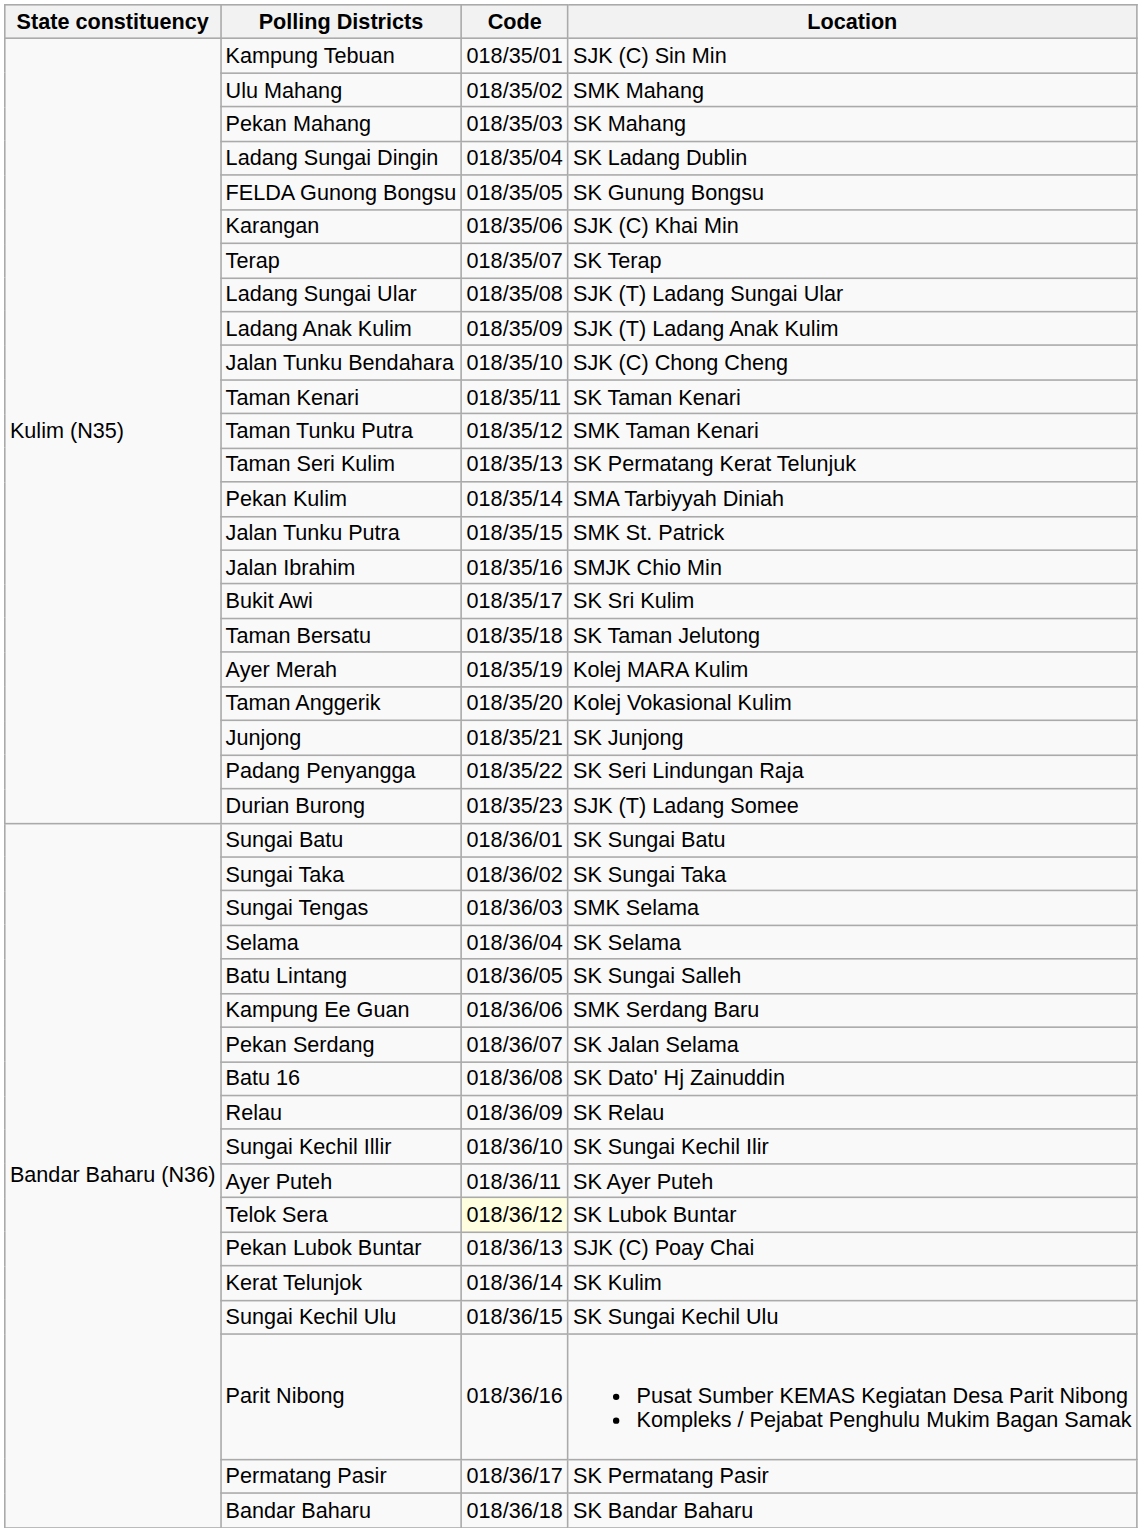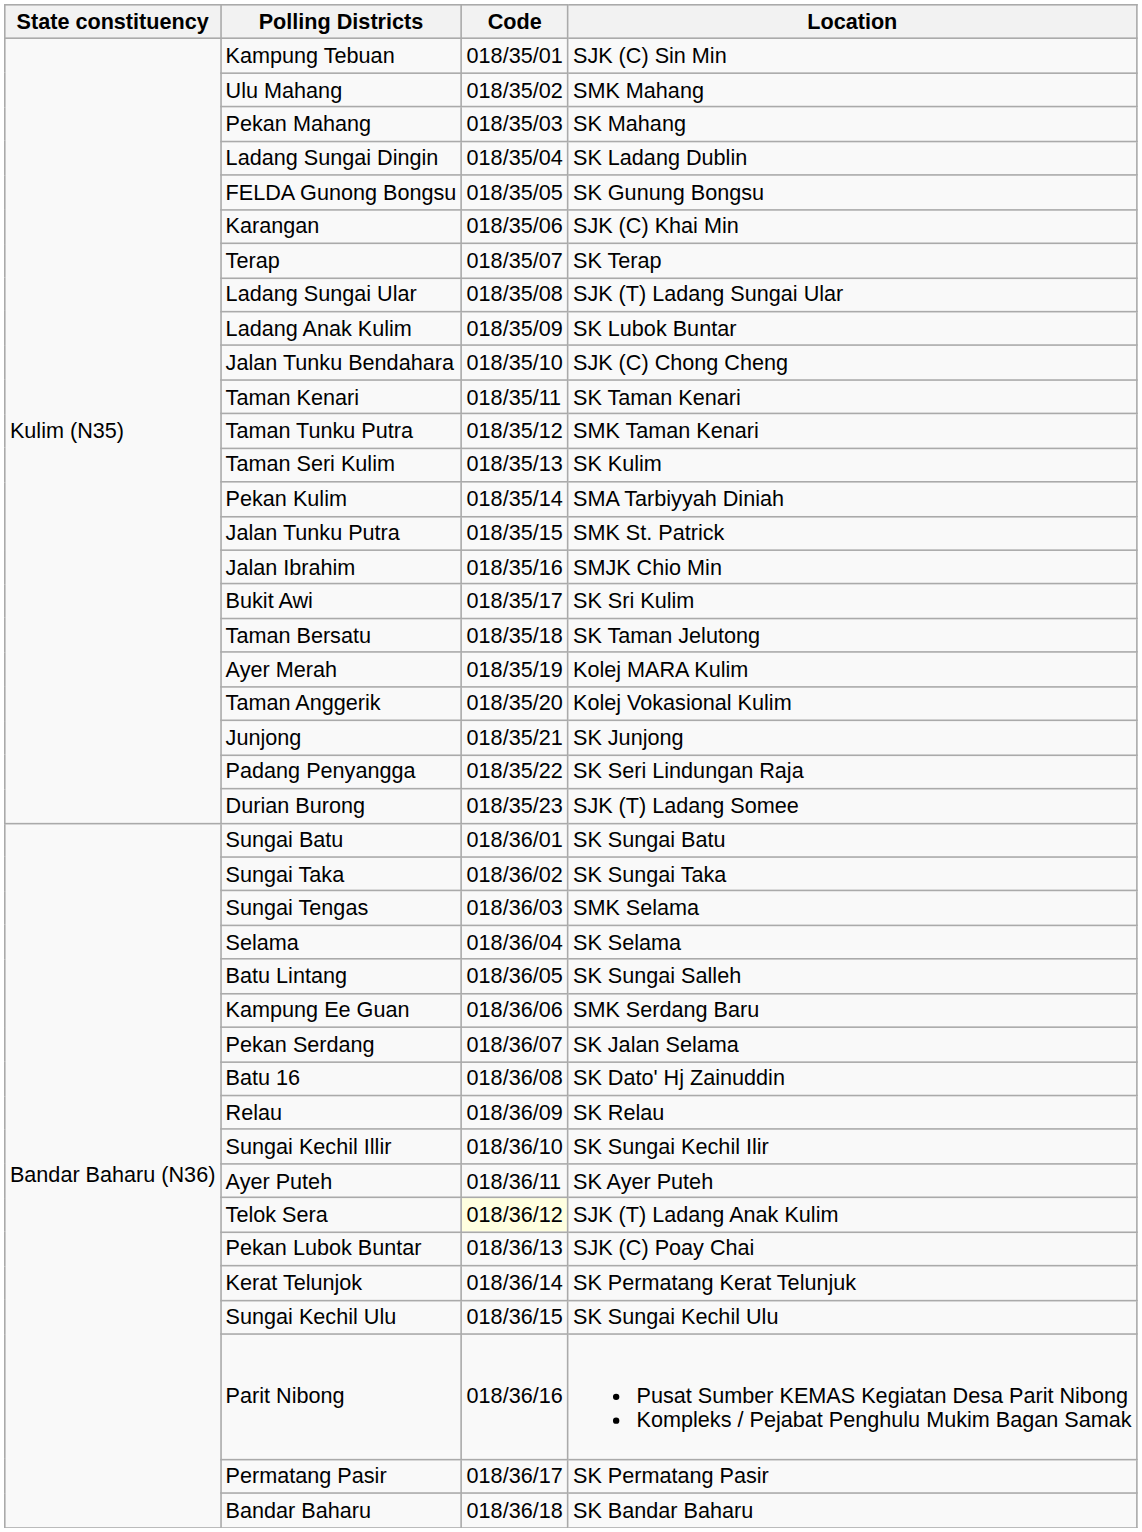(706, 328) SJK (T) Ladang Anak Kulim -> (655, 328) SK Lubok Buntar
(715, 465) SK Permatang Kerat Telunjuk -> (617, 465) SK Kulim
(655, 1214) SK Lubok Buntar -> (706, 1214) SJK (T) Ladang Anak Kulim
(617, 1283) SK Kulim -> (715, 1283) SK Permatang Kerat Telunjuk
